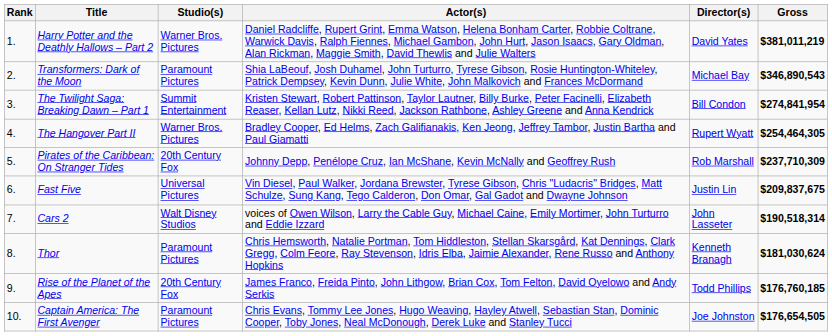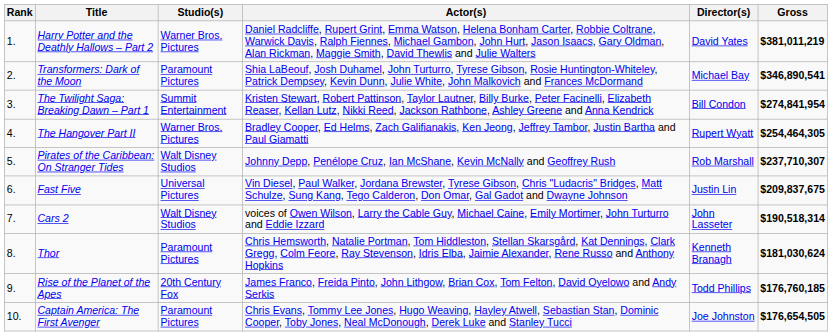(793, 76) $346,890,543 -> (793, 76) $346,890,541
(191, 161) 20th Century Fox -> (189, 161) Walt Disney Studios
(793, 161) $237,710,309 -> (793, 161) $237,710,307
